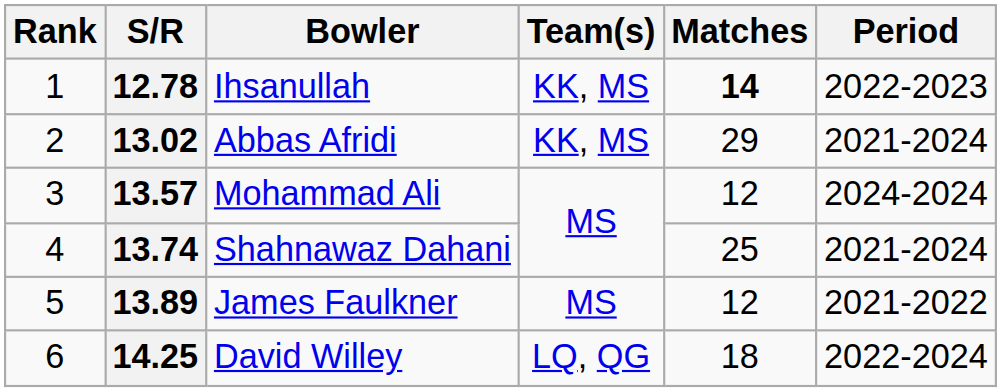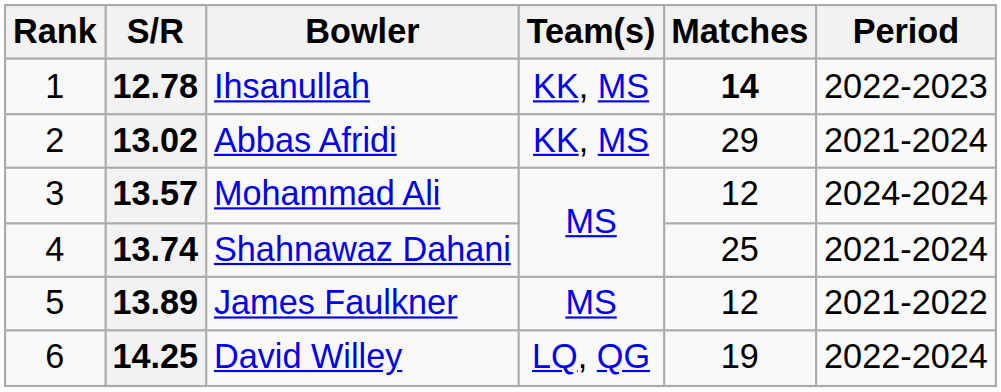(740, 357) 18 -> (740, 357) 19
